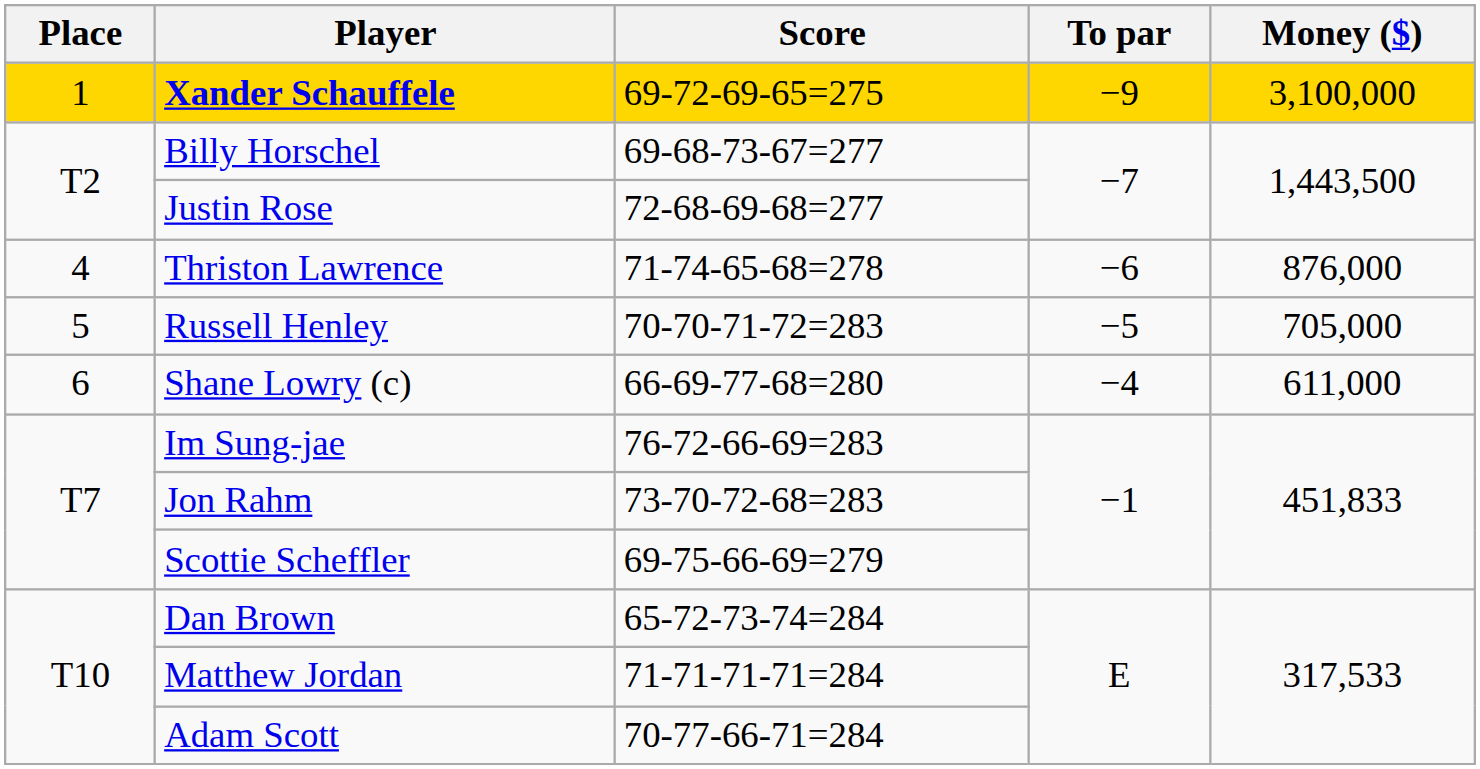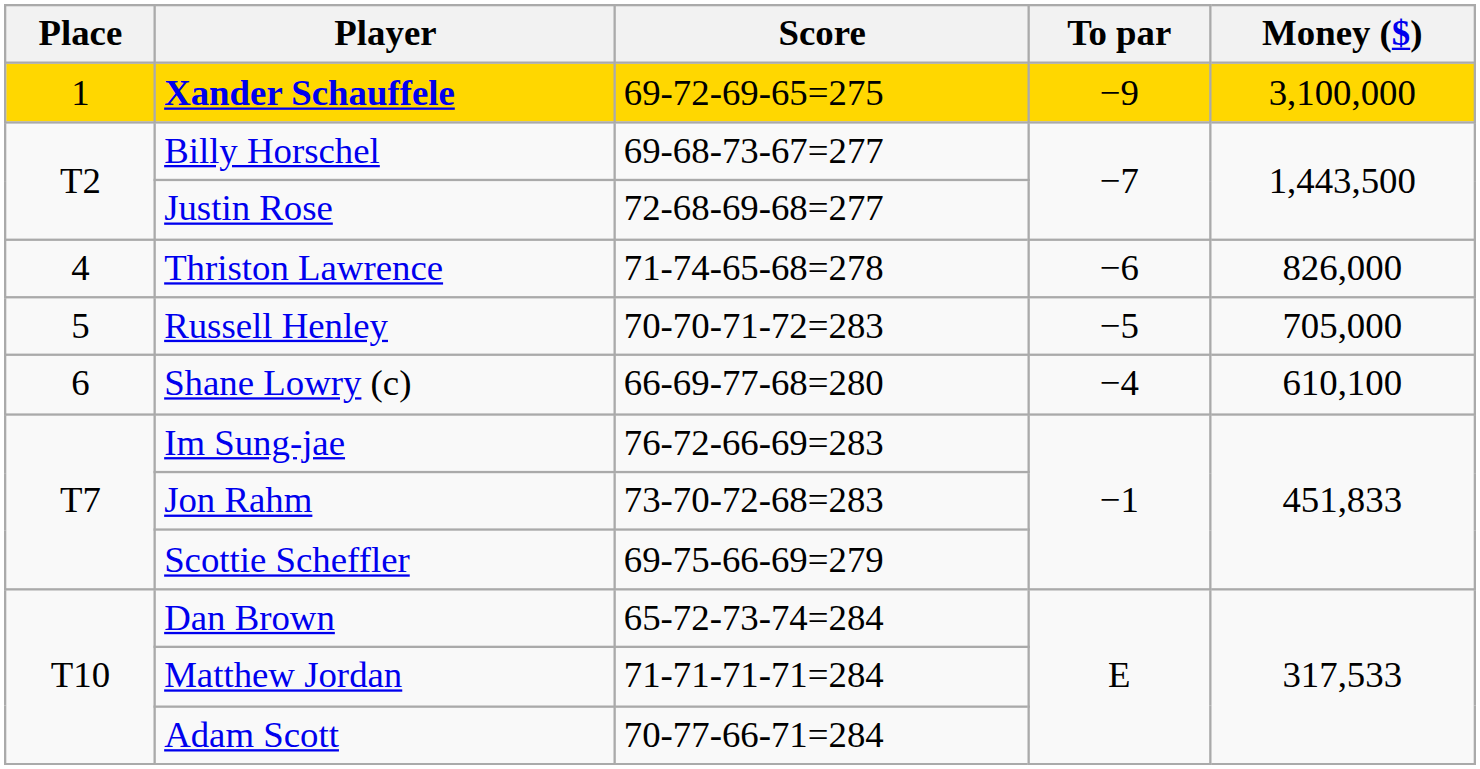(1342, 267) 876,000 -> (1342, 267) 826,000
(1342, 383) 611,000 -> (1342, 383) 610,100
